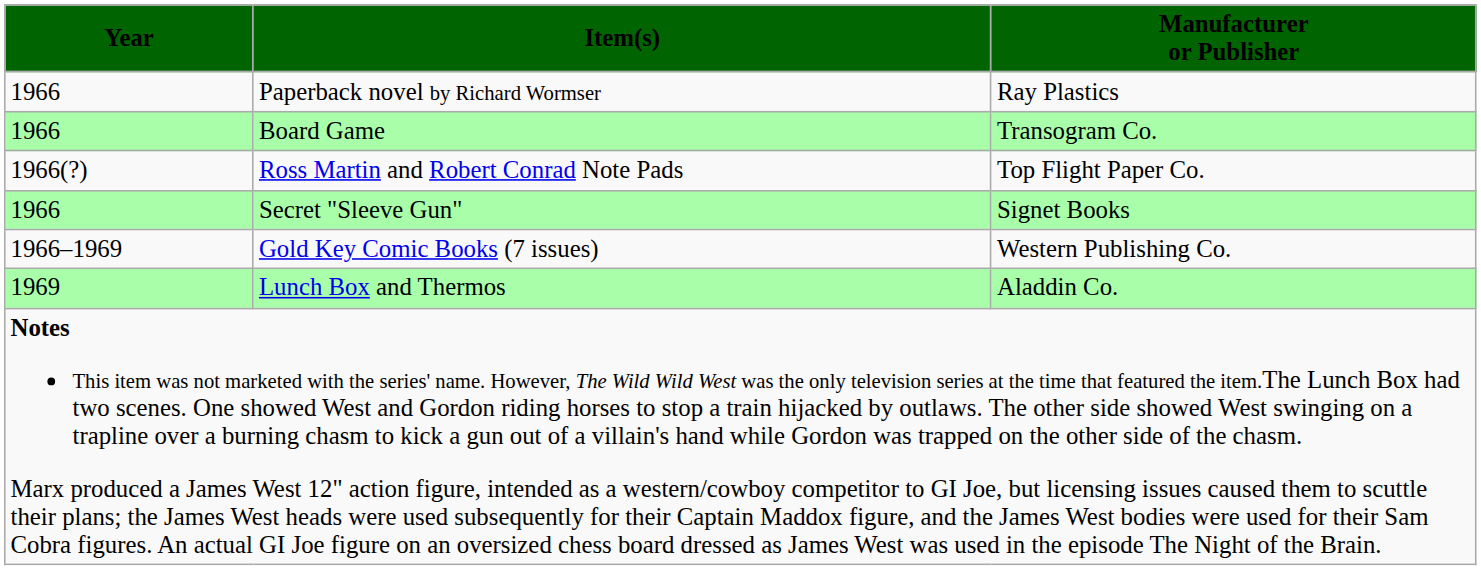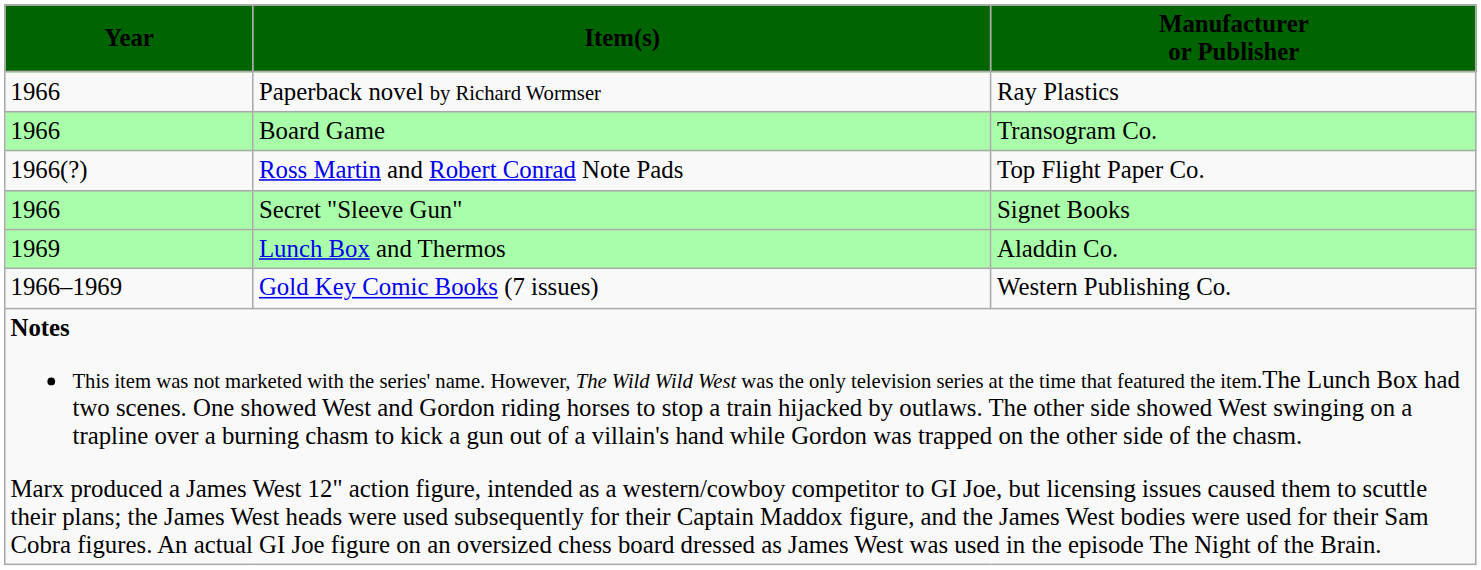rows swapped: (429, 248) <-> (382, 288)
